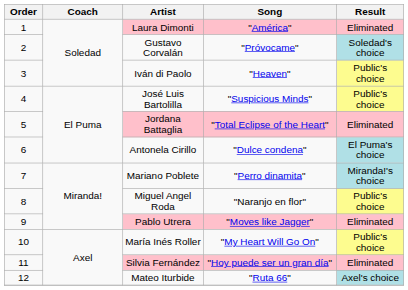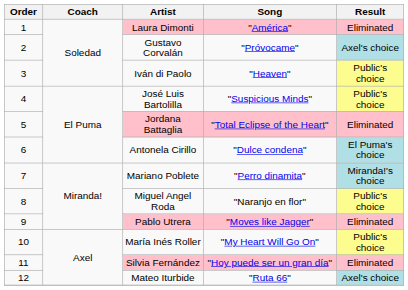(370, 47) Soledad's choice -> (370, 47) Axel's choice
